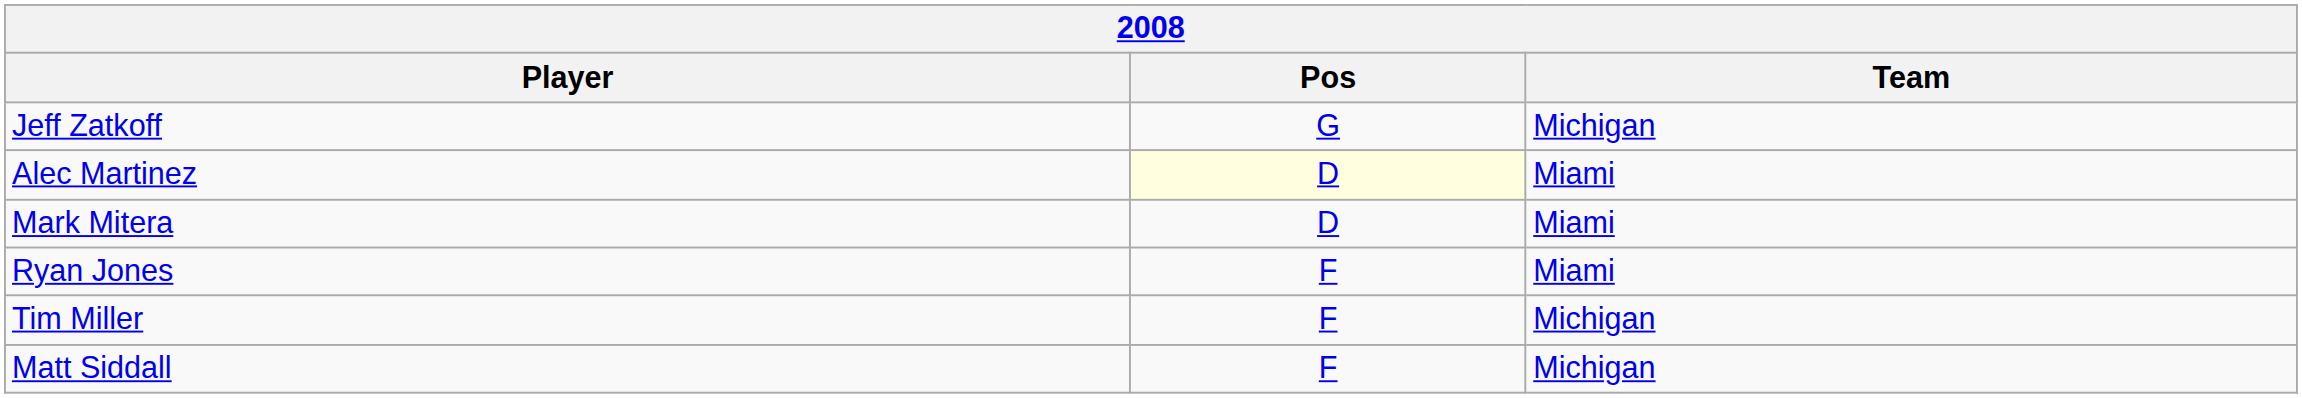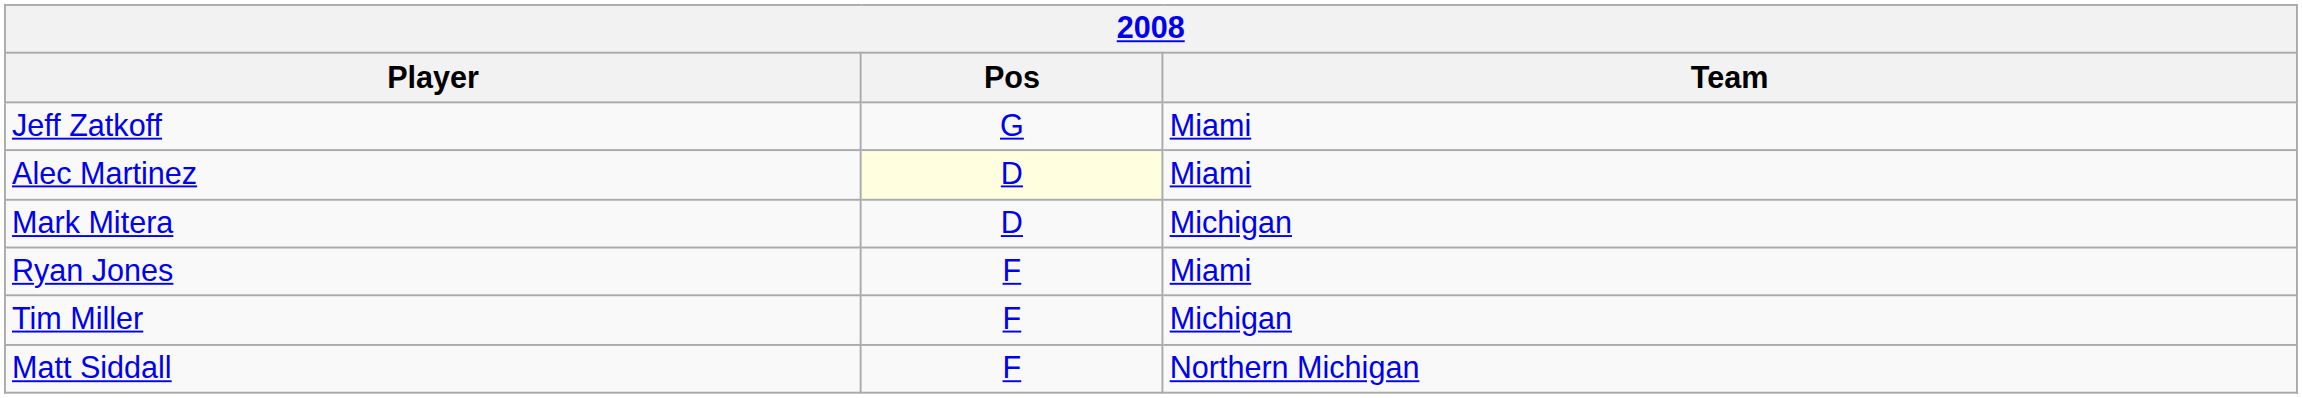(1594, 125) Michigan -> (1210, 125) Miami
(1574, 222) Miami -> (1231, 222) Michigan
(1594, 367) Michigan -> (1295, 367) Northern Michigan
